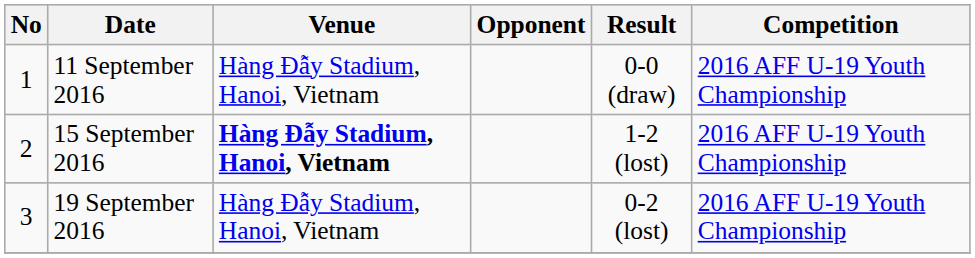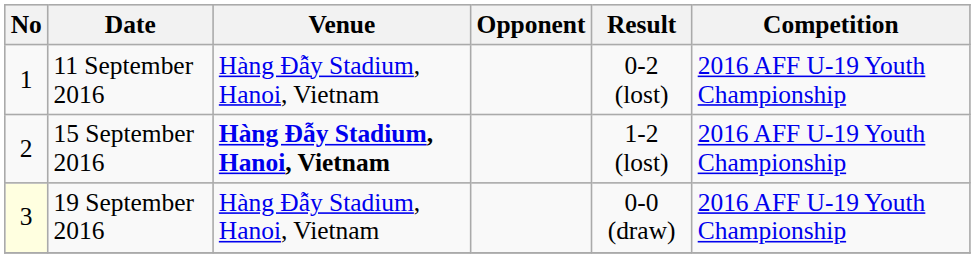(642, 79) 0-0 (draw) -> (642, 79) 0-2 (lost)
(26, 217) no background -> (26, 217) lightyellow background
(642, 217) 0-2 (lost) -> (642, 217) 0-0 (draw)
